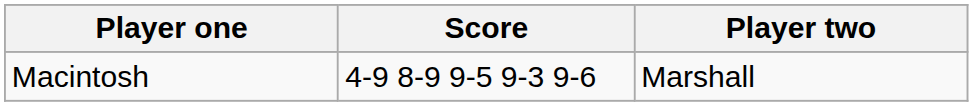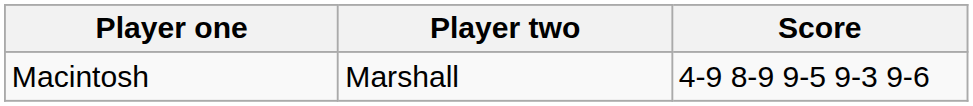columns swapped: (801, 28) <-> (486, 28)
